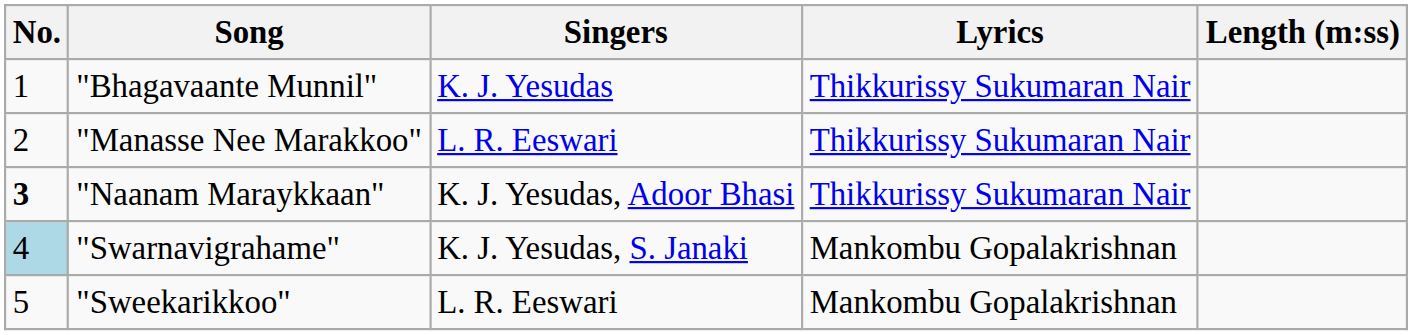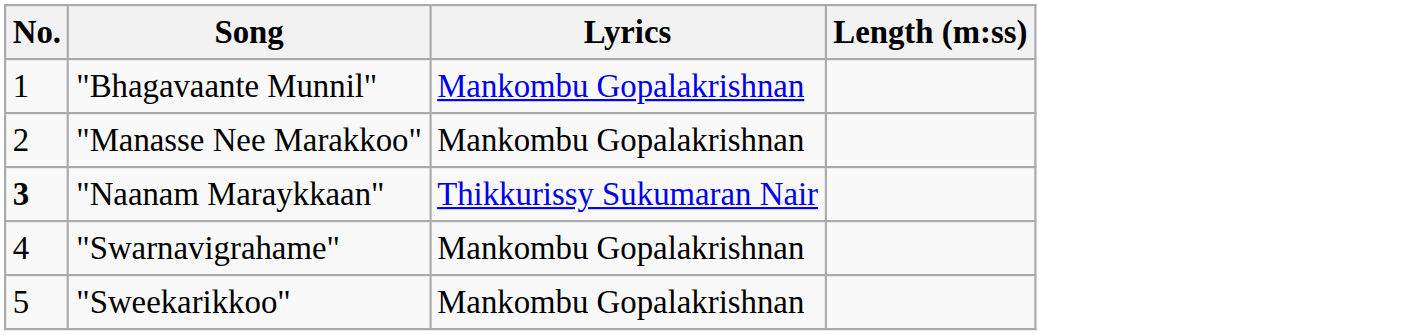- column: (616, 31)
(1000, 85) Thikkurissy Sukumaran Nair -> (621, 85) Mankombu Gopalakrishnan
(1000, 140) Thikkurissy Sukumaran Nair -> (621, 140) Mankombu Gopalakrishnan
(21, 248) lightblue background -> (21, 248) no background
